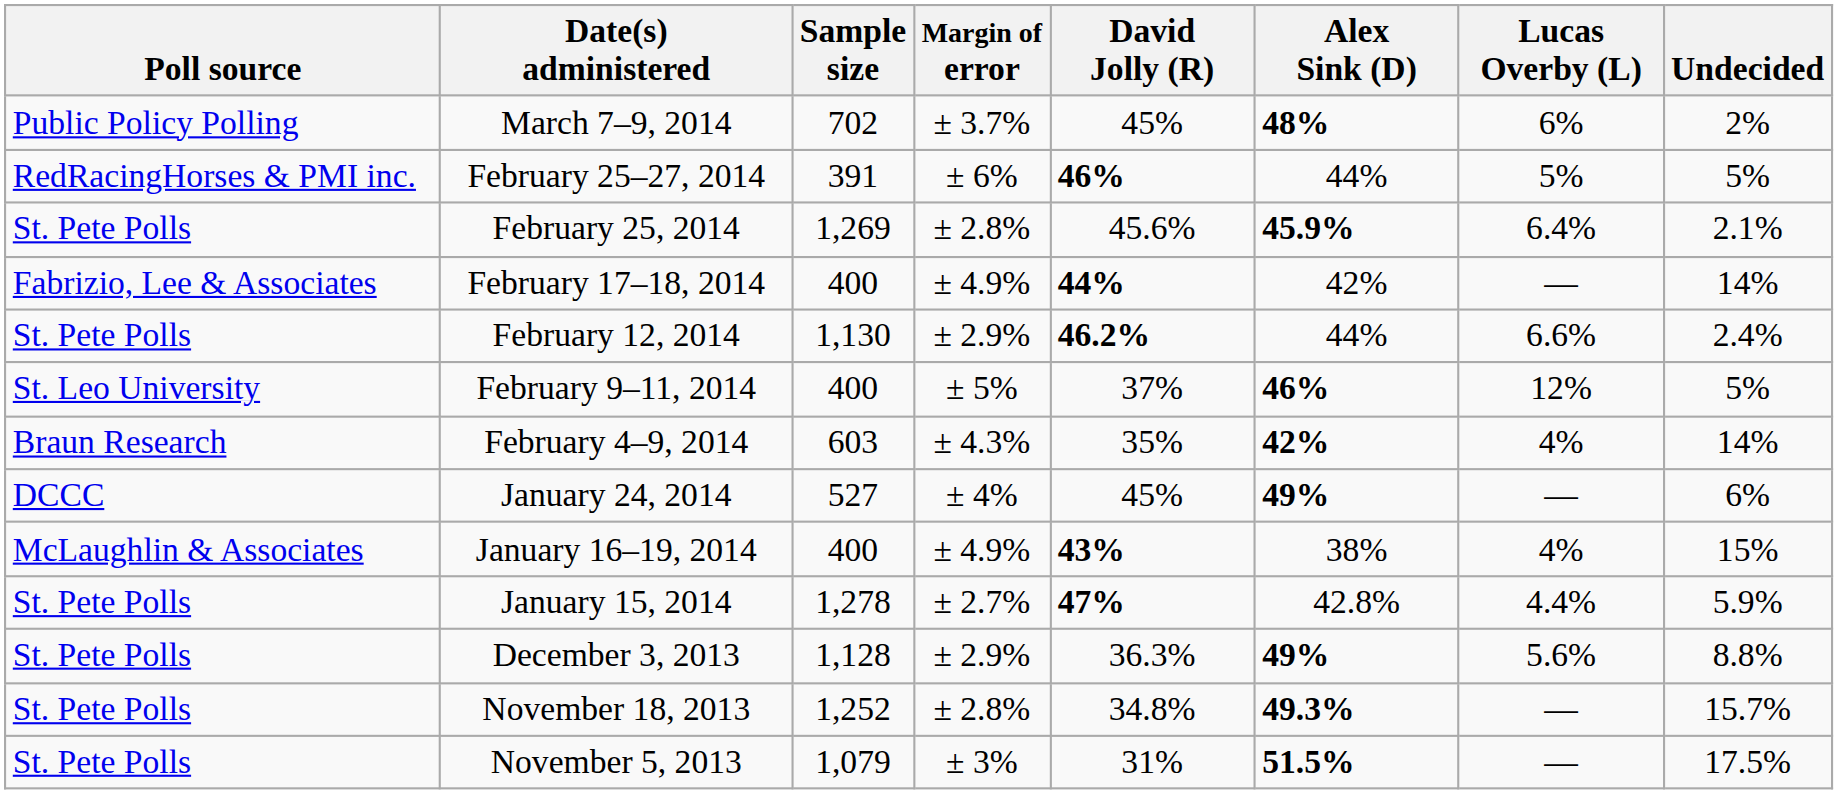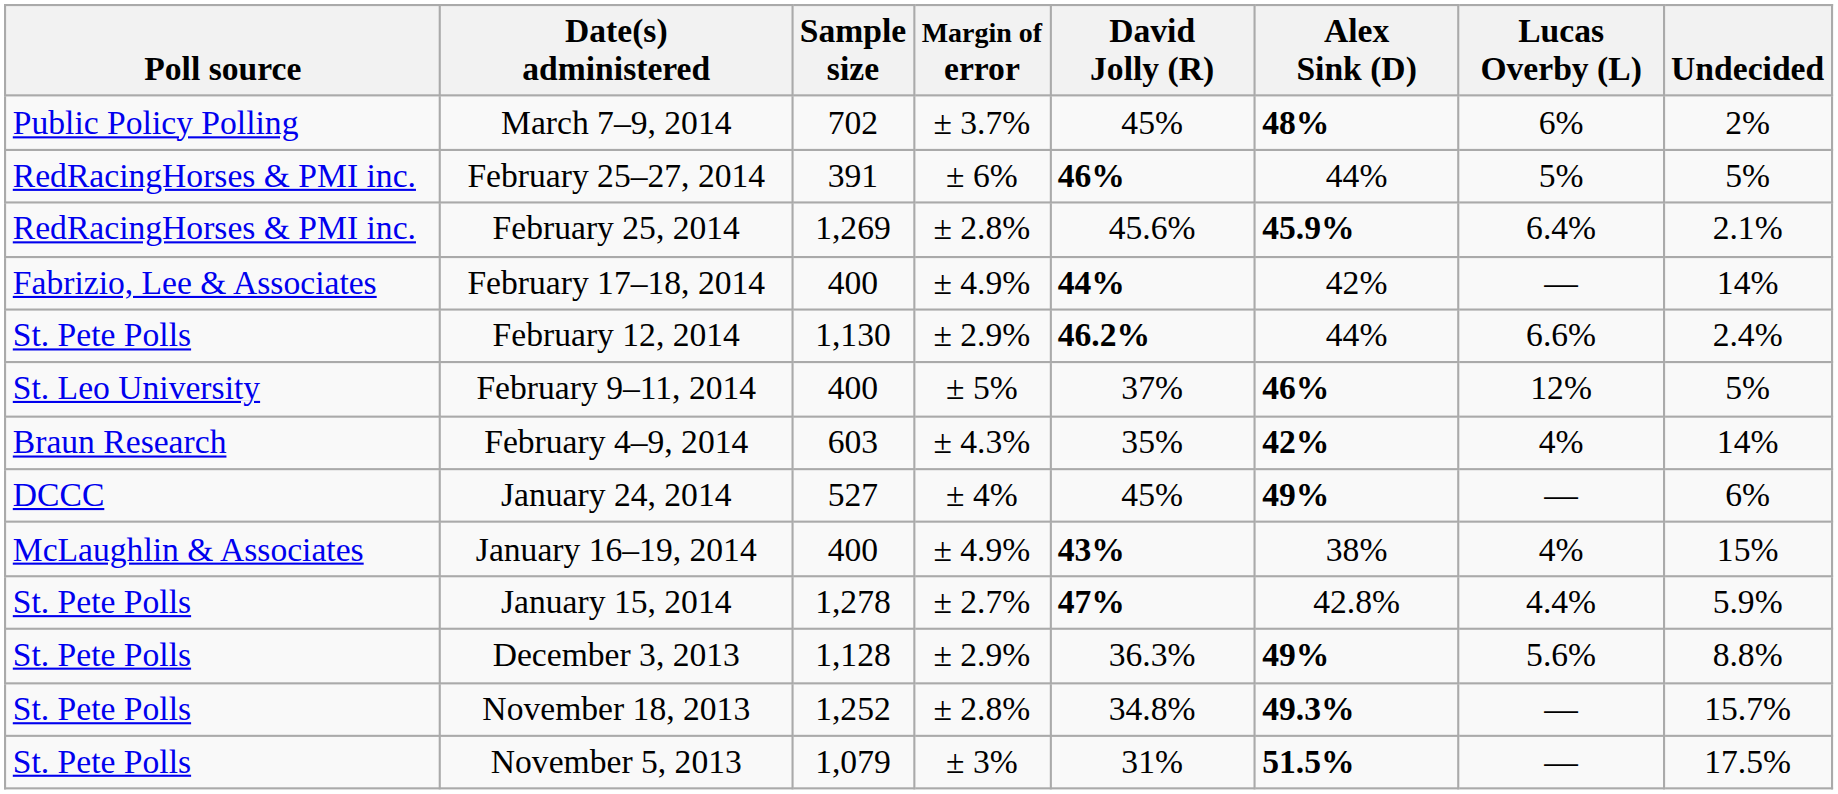(102, 228) St. Pete Polls -> (214, 228) RedRacingHorses & PMI inc.
